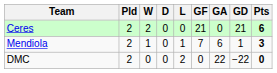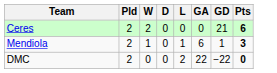- column: (201, 12)
